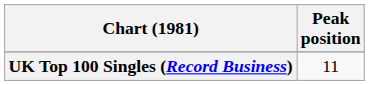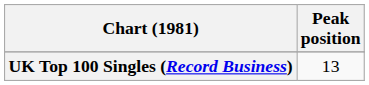(331, 66) 11 -> (331, 66) 13
